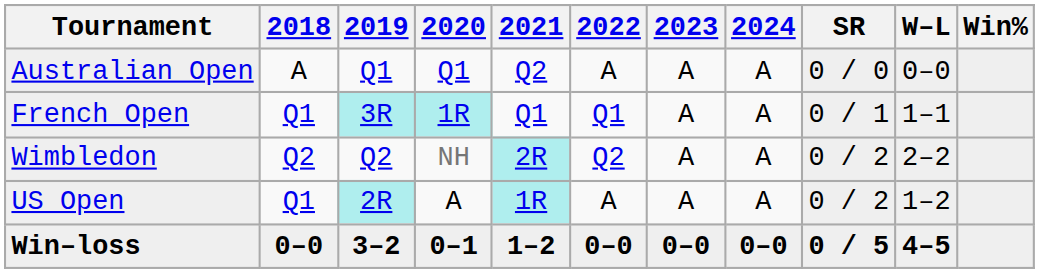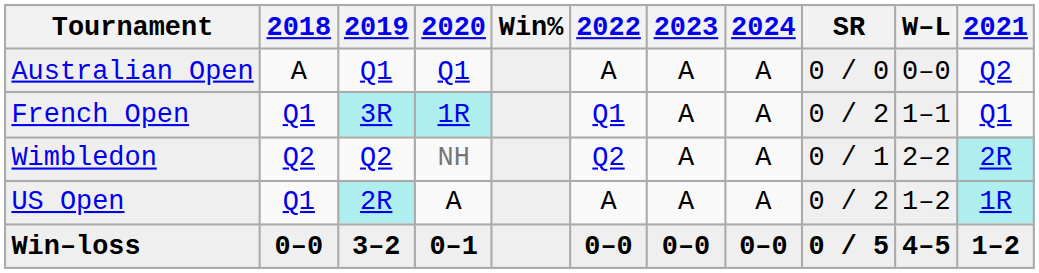columns swapped: (531, 27) <-> (996, 27)
(849, 115) 0 / 1 -> (849, 115) 0 / 2
(849, 159) 0 / 2 -> (849, 159) 0 / 1
